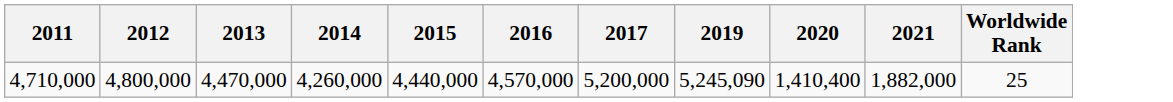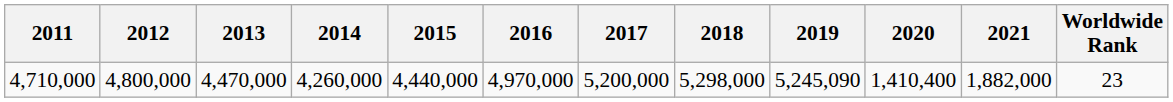+ column: (722, 33)
(531, 79) 4,570,000 -> (531, 79) 4,970,000
(1017, 79) 25 -> (1112, 79) 23
